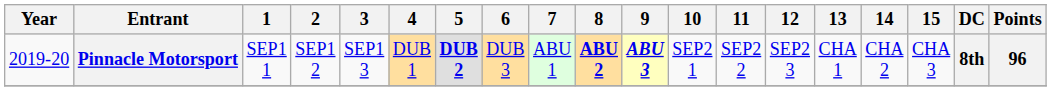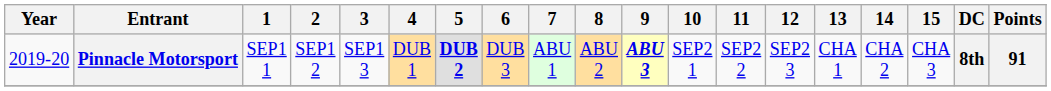(599, 59) bold -> (599, 59) normal
(1018, 59) 96 -> (1018, 59) 91
